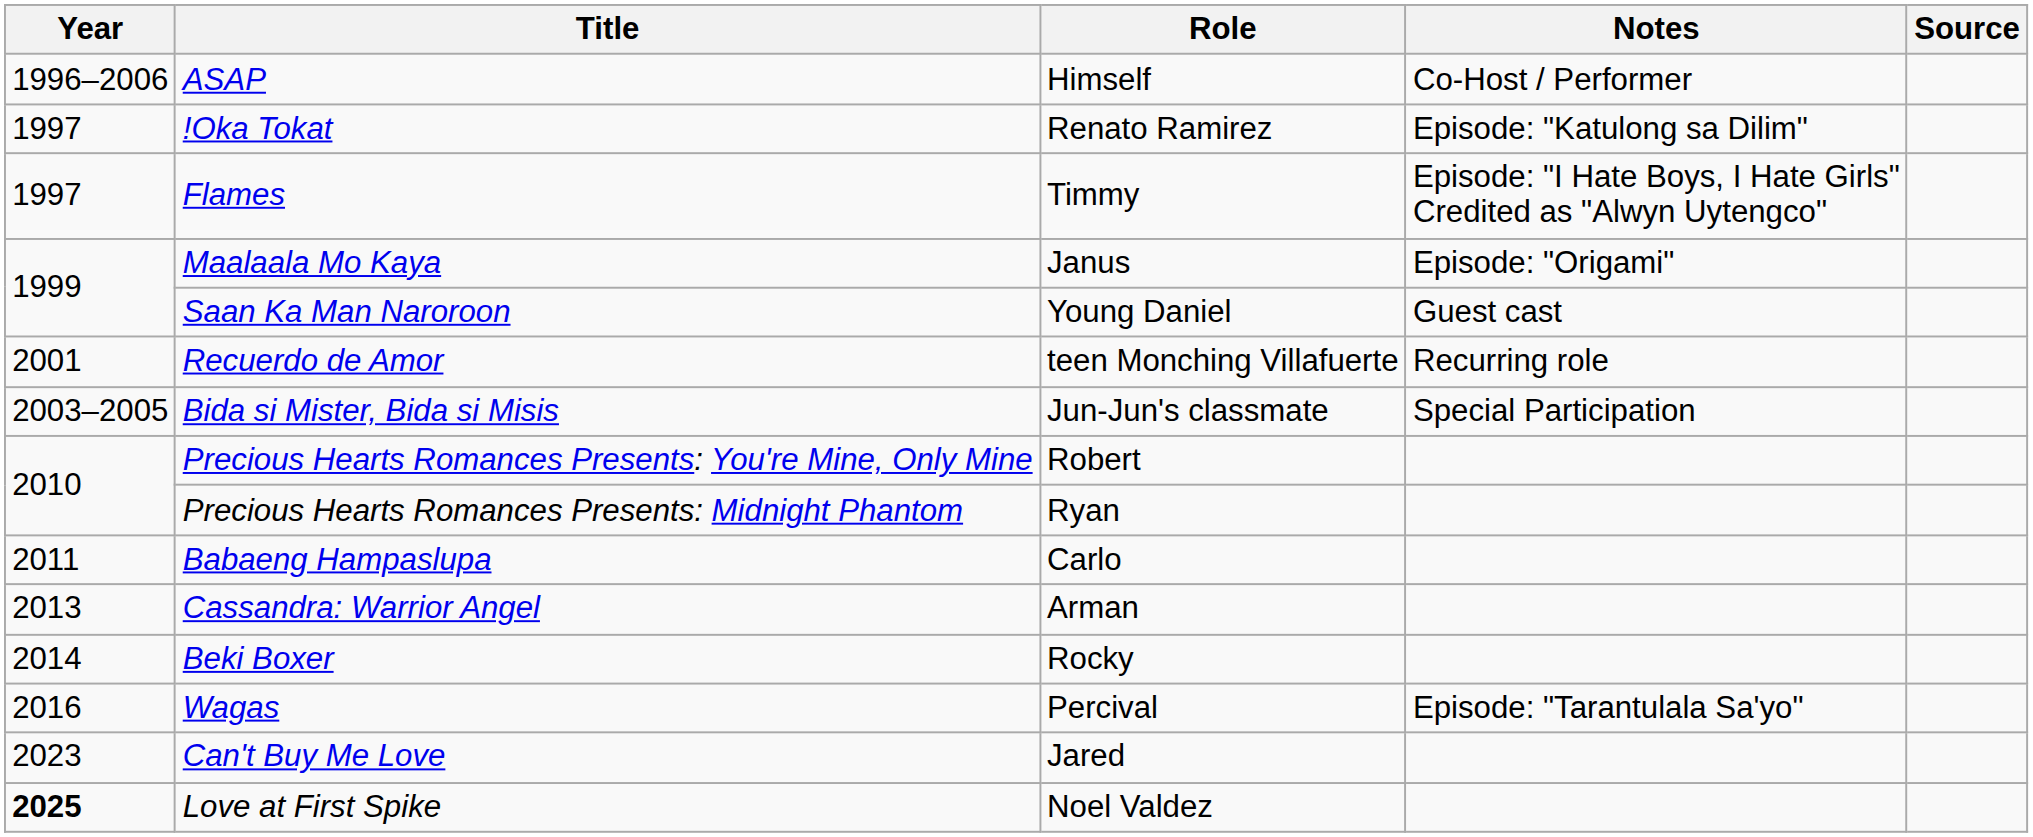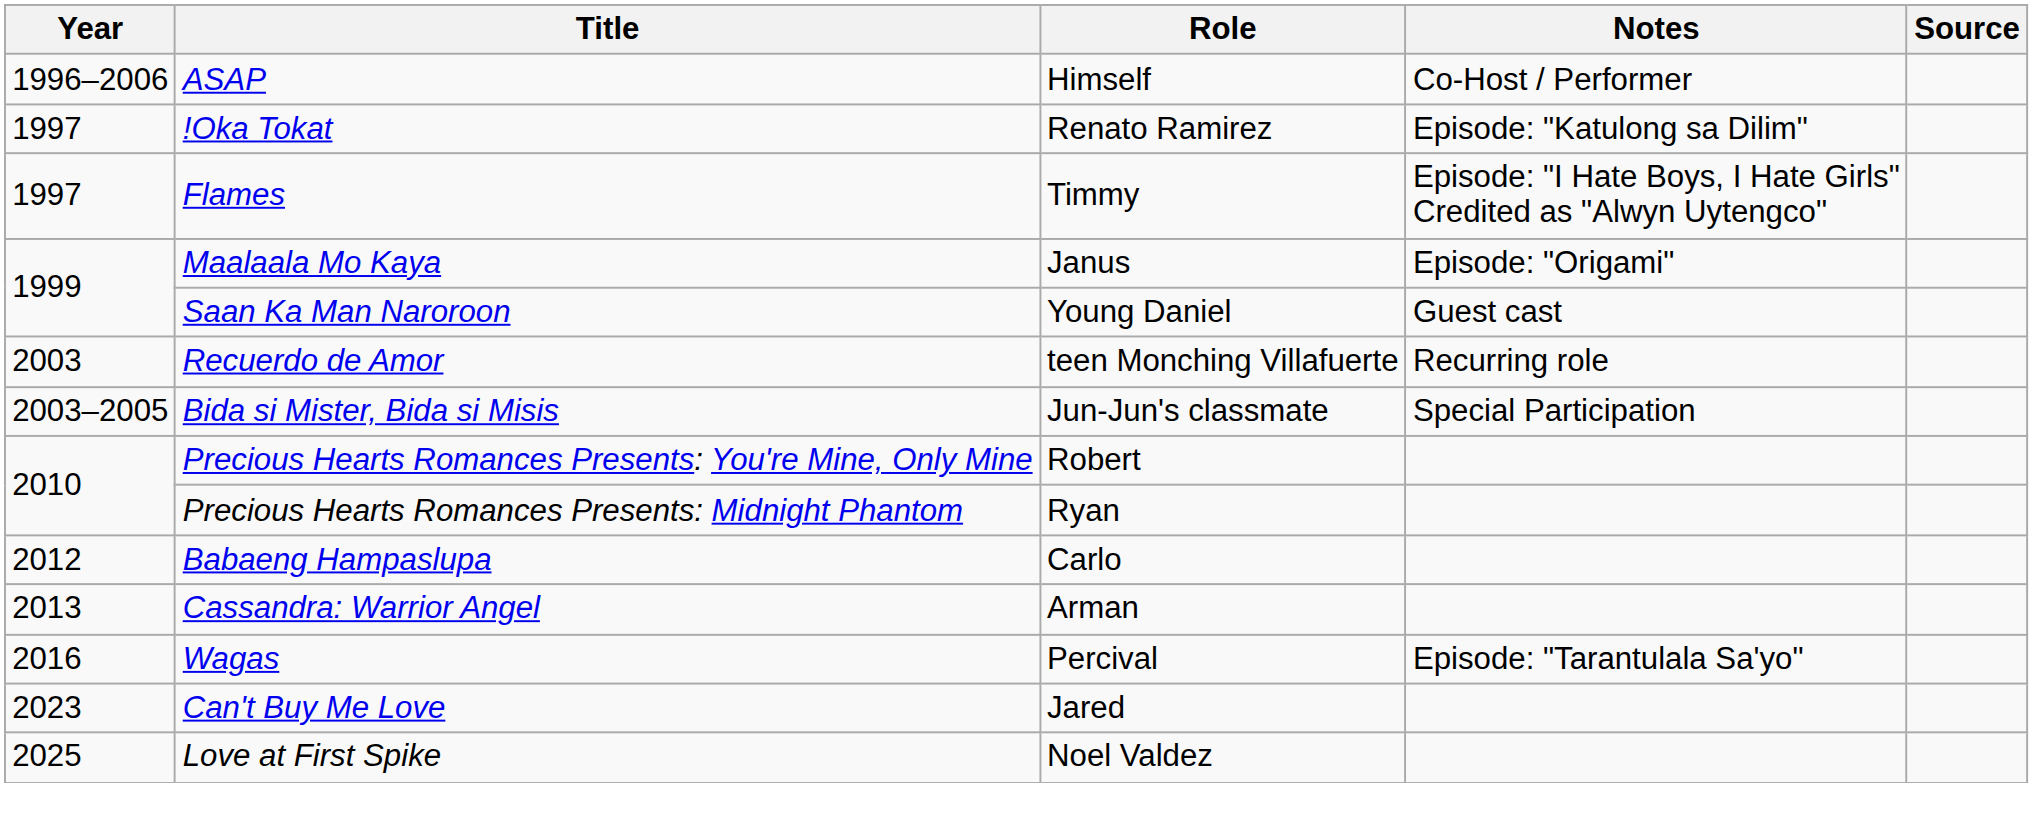(47, 361) 2001 -> (47, 361) 2003
(46, 559) 2011 -> (47, 559) 2012
- row: (258, 658)
(47, 806) bold -> (47, 757) normal
